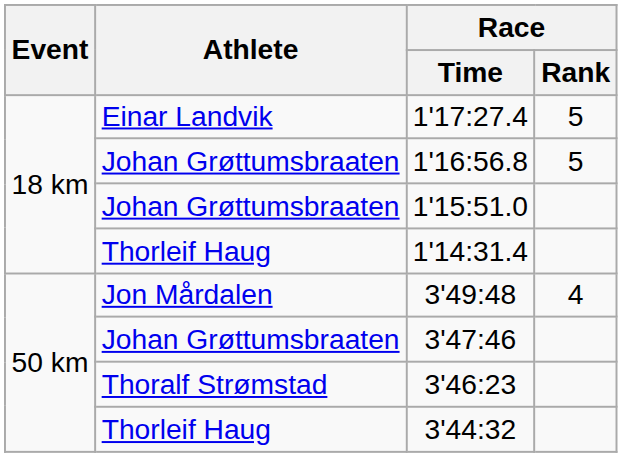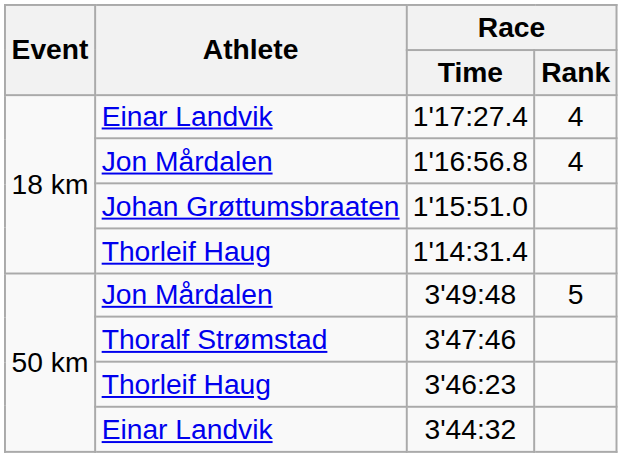(576, 117) 5 -> (576, 117) 4
(251, 161) Johan Grøttumsbraaten -> (187, 161) Jon Mårdalen
(576, 161) 5 -> (576, 161) 4
(576, 295) 4 -> (576, 295) 5
(251, 340) Johan Grøttumsbraaten -> (215, 340) Thoralf Strømstad
(215, 384) Thoralf Strømstad -> (186, 384) Thorleif Haug
(186, 429) Thorleif Haug -> (187, 429) Einar Landvik
